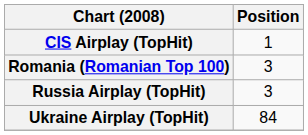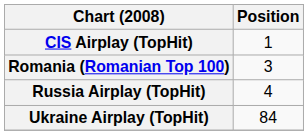(268, 92) 3 -> (268, 92) 4
